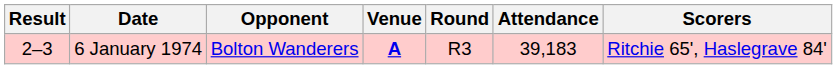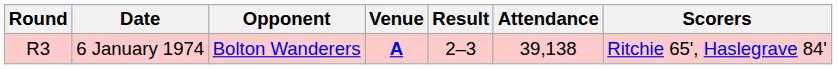columns swapped: (460, 19) <-> (37, 19)
(548, 48) 39,183 -> (548, 48) 39,138
